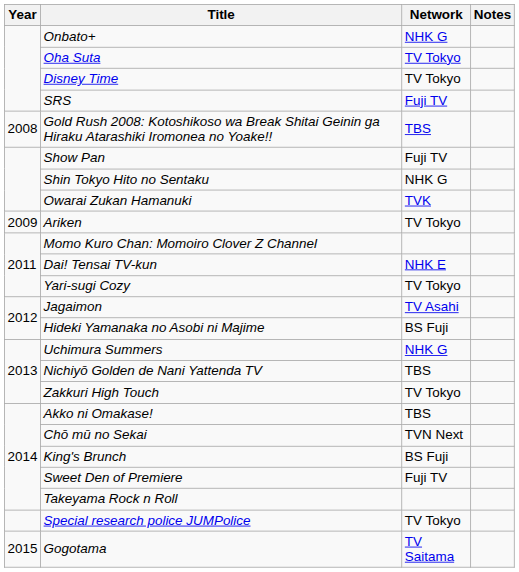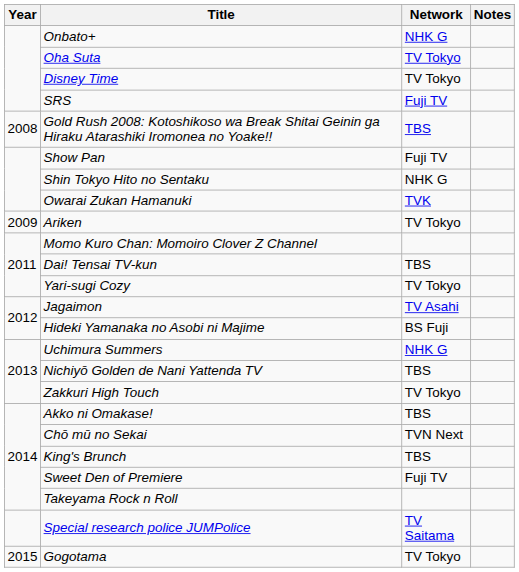(425, 264) NHK E -> (418, 264) TBS
(427, 456) BS Fuji -> (418, 456) TBS
(433, 520) TV Tokyo -> (430, 528) TV Saitama
(430, 549) TV Saitama -> (433, 556) TV Tokyo
